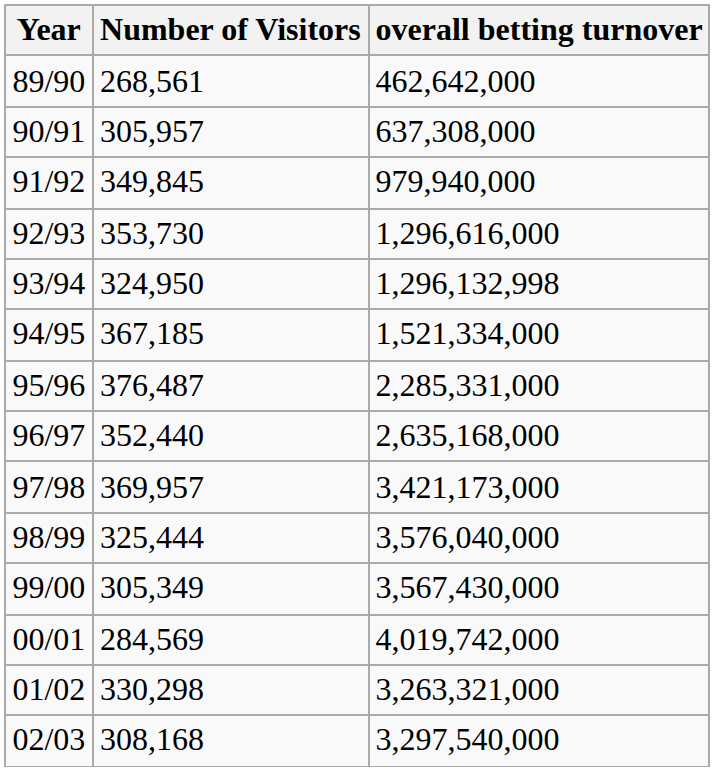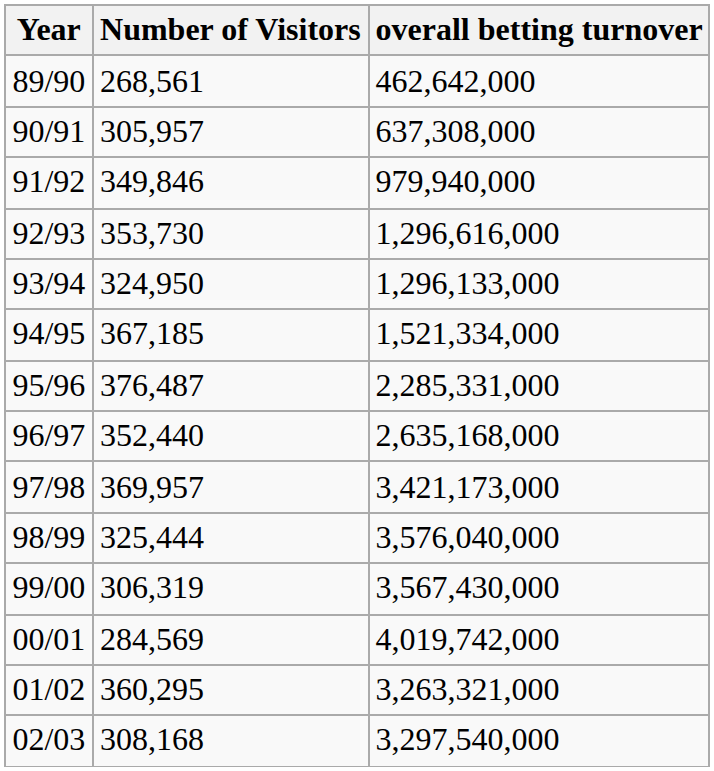(152, 182) 349,845 -> (152, 182) 349,846
(468, 283) 1,296,132,998 -> (468, 283) 1,296,133,000
(152, 588) 305,349 -> (152, 588) 306,319
(152, 689) 330,298 -> (152, 689) 360,295
